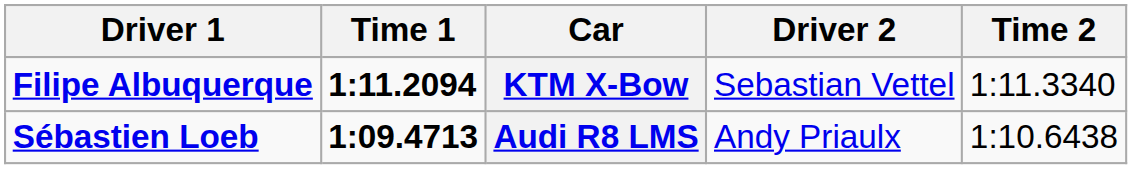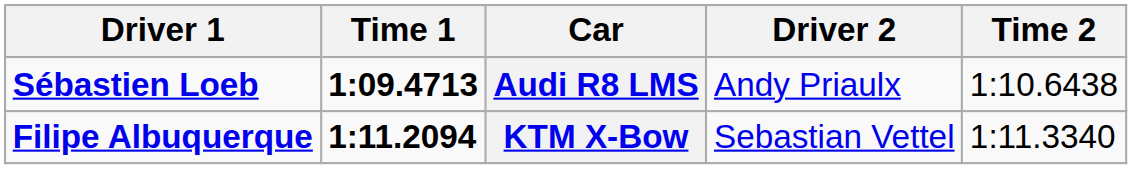rows swapped: (596, 136) <-> (596, 83)
